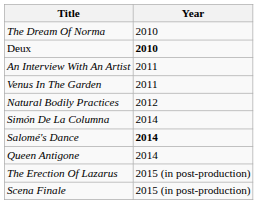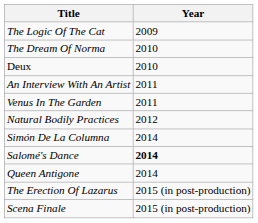+ row: (56, 31)
(147, 48) bold -> (147, 66) normal
